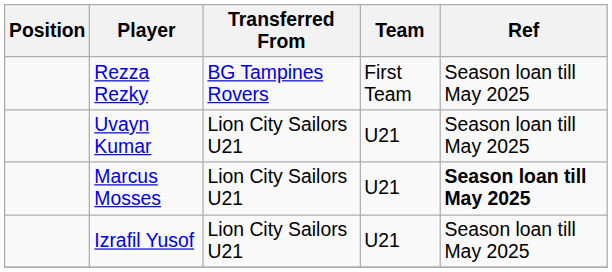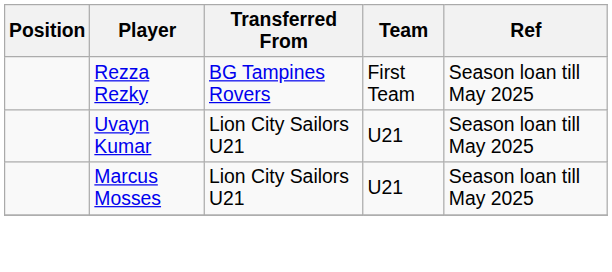(515, 188) bold -> (514, 188) normal
- row: (144, 240)
